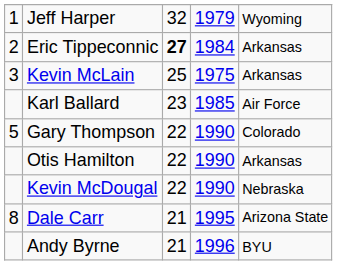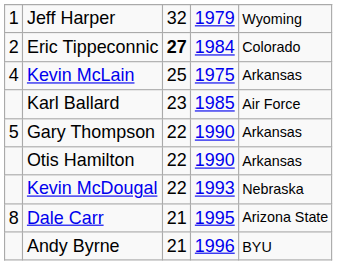(272, 47) Arkansas -> (271, 47) Colorado
(14, 75) 3 -> (14, 75) 4
(271, 132) Colorado -> (272, 132) Arkansas
(215, 189) 1990 -> (215, 189) 1993
